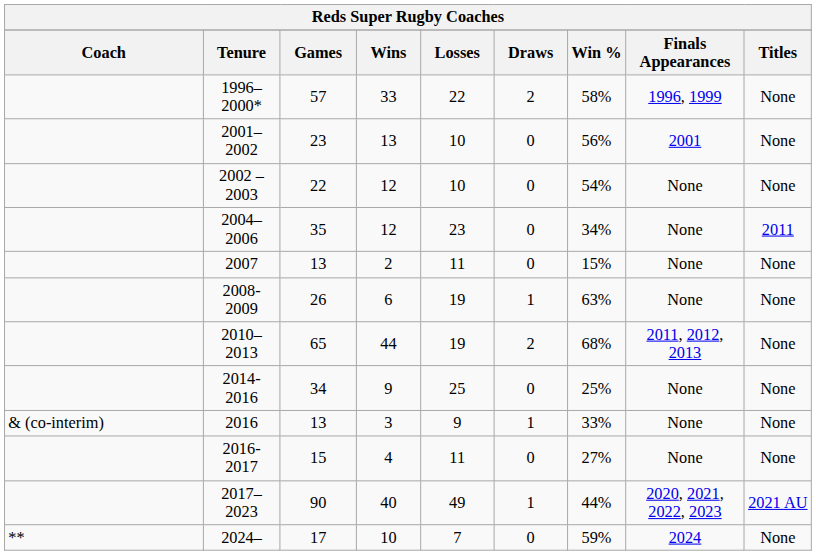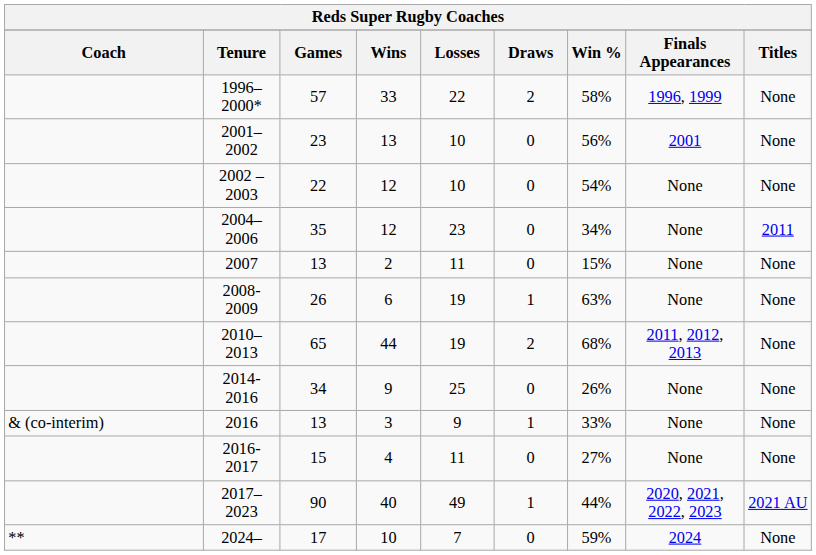(596, 388) 25% -> (596, 388) 26%
